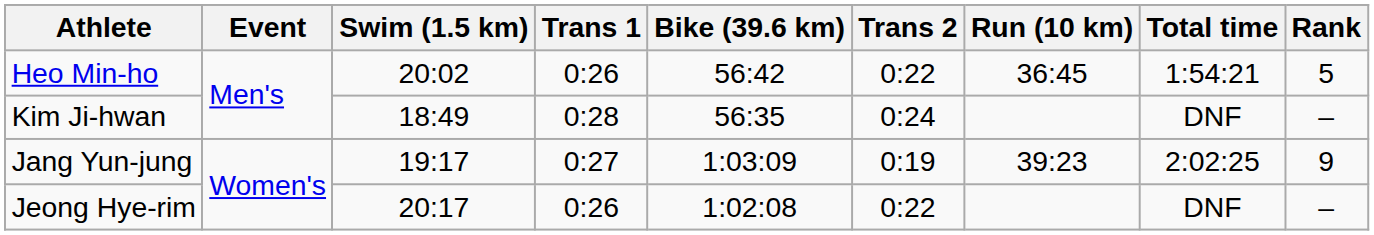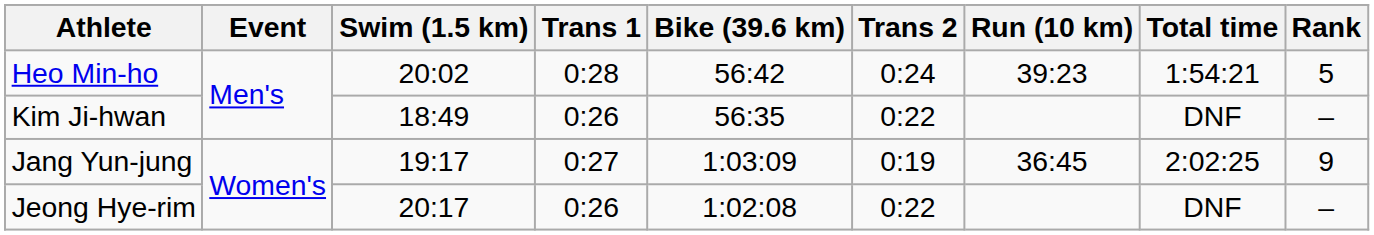(591, 73) 0:26 -> (591, 73) 0:28
(908, 73) 0:22 -> (908, 73) 0:24
(1052, 73) 36:45 -> (1052, 73) 39:23
(591, 117) 0:28 -> (591, 117) 0:26
(908, 117) 0:24 -> (908, 117) 0:22
(1052, 162) 39:23 -> (1052, 162) 36:45
